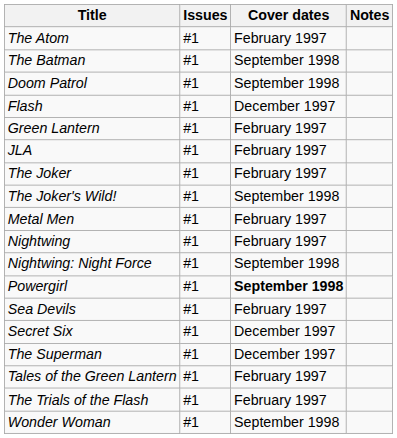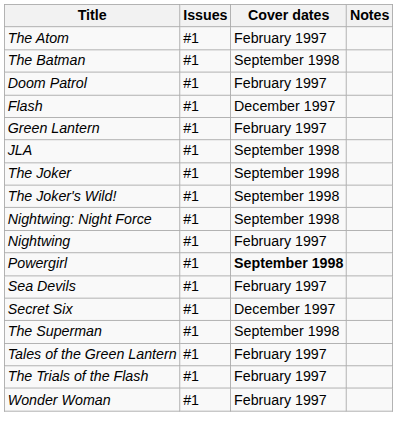(287, 83) September 1998 -> (280, 83) February 1997
(280, 151) February 1997 -> (287, 151) September 1998
(280, 173) February 1997 -> (287, 173) September 1998
- row: (41, 219)
rows swapped: (39, 241) <-> (80, 264)
(285, 354) December 1997 -> (287, 331) September 1998
(287, 422) September 1998 -> (280, 399) February 1997
